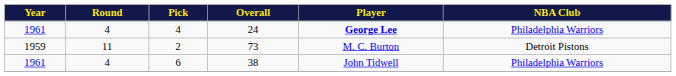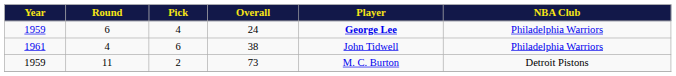(35, 29) 1961 -> (35, 29) 1959
(107, 29) 4 -> (107, 29) 6
rows swapped: (253, 46) <-> (253, 63)
